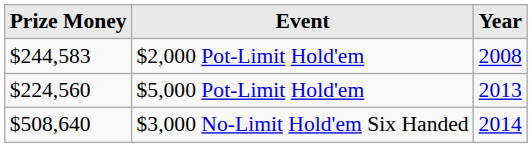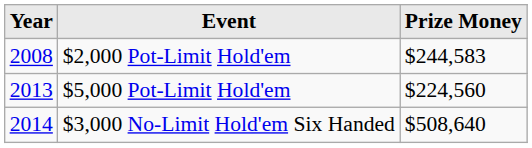columns swapped: (500, 21) <-> (68, 21)
